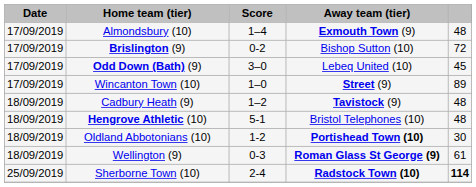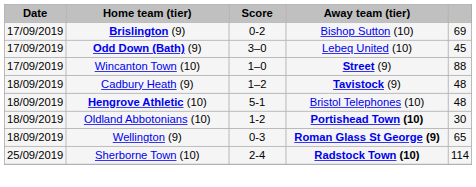- row: (147, 31)
(460, 49) 72 -> (460, 31) 69
(460, 85) 89 -> (460, 67) 88
(460, 156) 61 -> (460, 138) 65
(460, 173) bold -> (460, 156) normal
